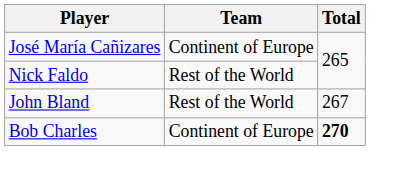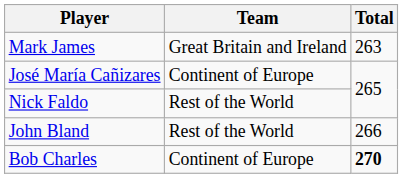+ row: (52, 46)
(335, 103) 267 -> (368, 131) 266
